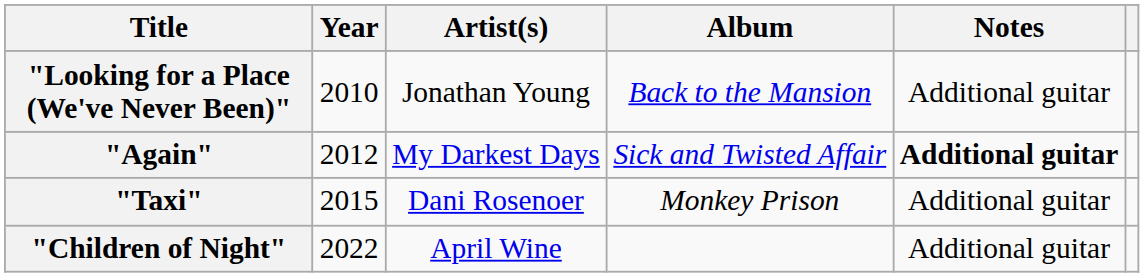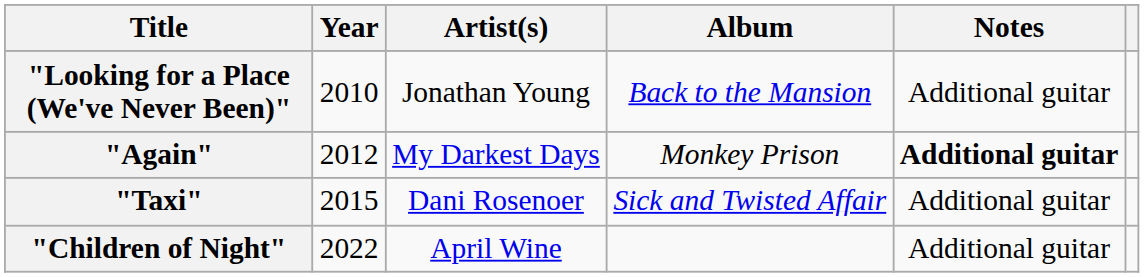(750, 154) Sick and Twisted Affair -> (750, 154) Monkey Prison
(750, 201) Monkey Prison -> (750, 201) Sick and Twisted Affair
